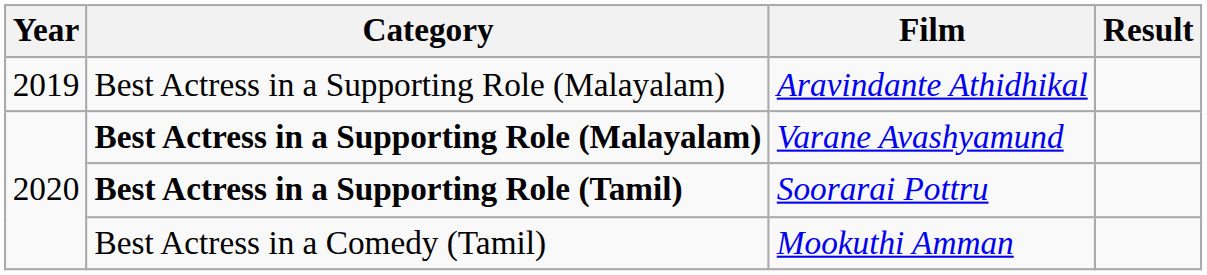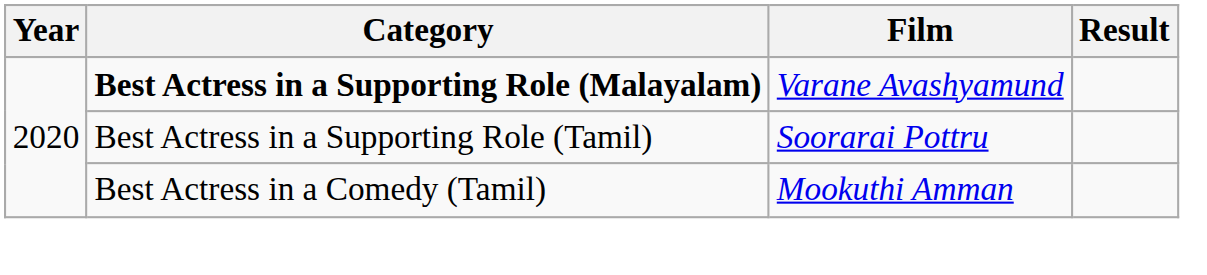- row: (932, 83)
(389, 189) bold -> (374, 136) normal
